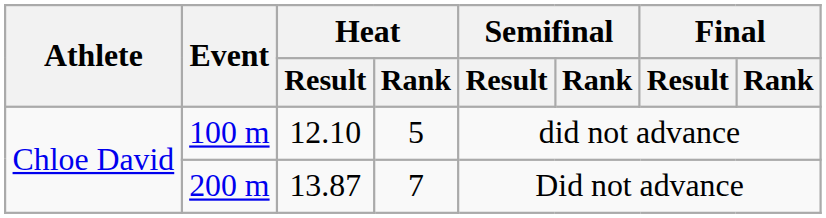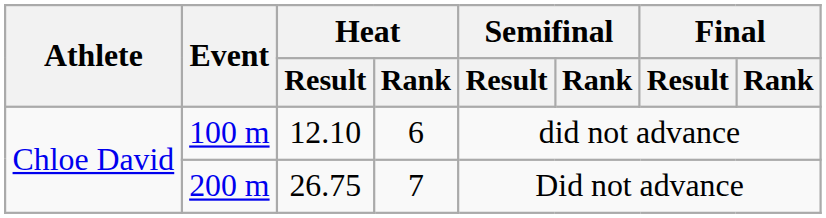(416, 133) 5 -> (416, 133) 6
(325, 185) 13.87 -> (325, 185) 26.75
